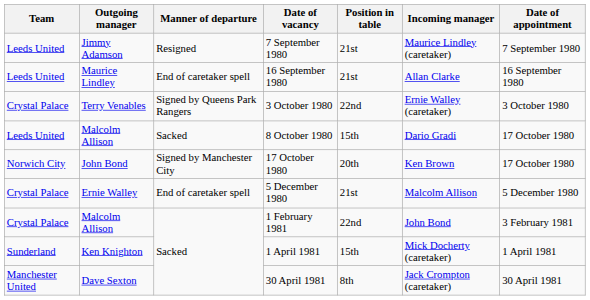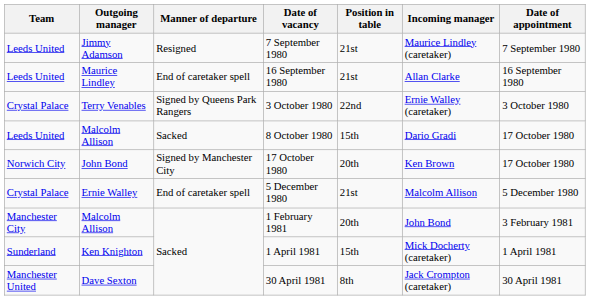(38, 222) Crystal Palace -> (32, 222) Manchester City
(351, 222) 22nd -> (349, 222) 20th
